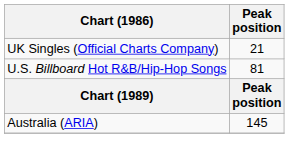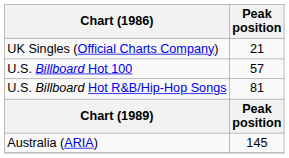+ row: (70, 68)
